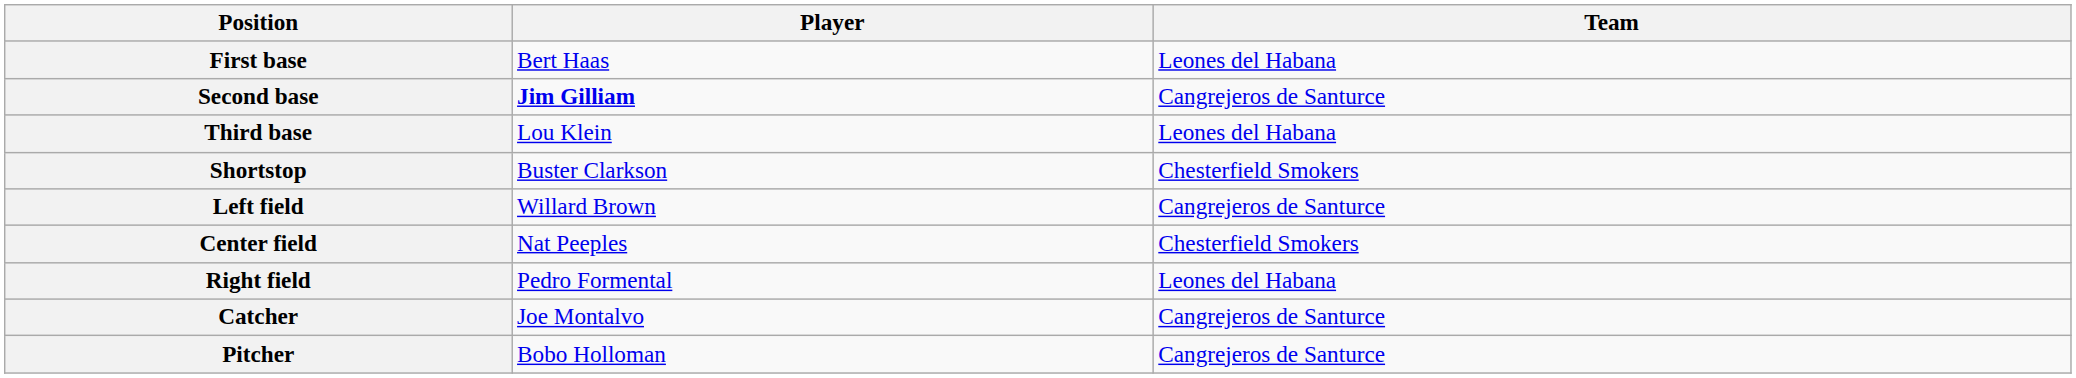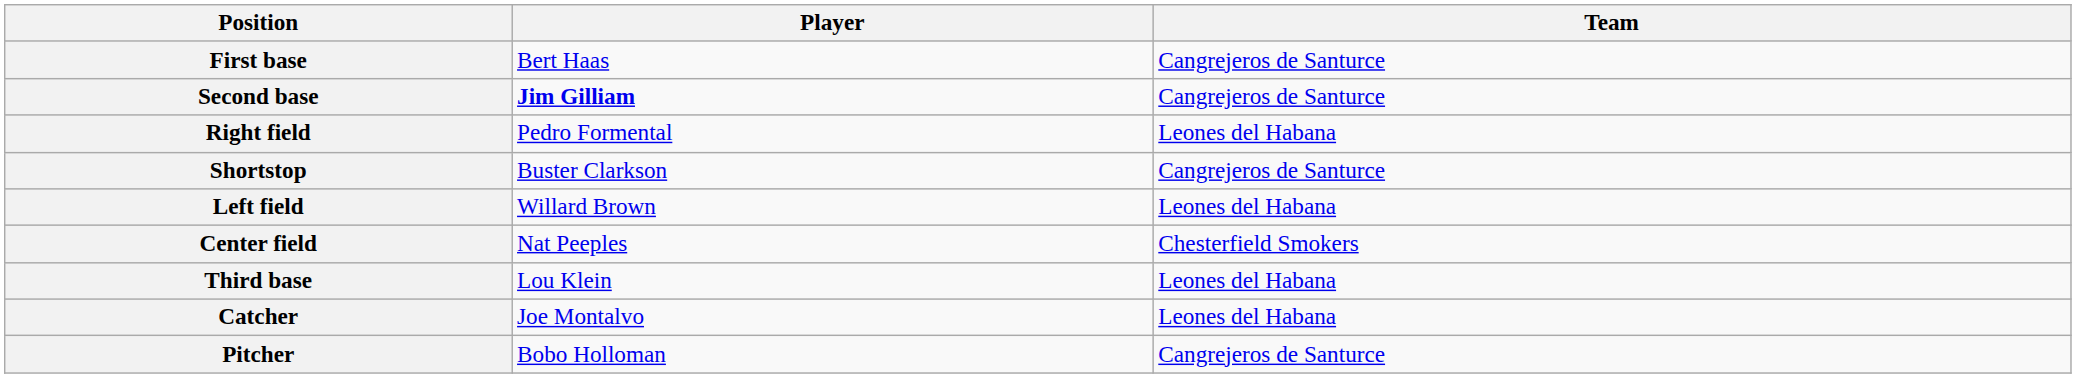(1247, 59) Leones del Habana -> (1272, 59) Cangrejeros de Santurce
rows swapped: (258, 133) <-> (258, 280)
(1258, 170) Chesterfield Smokers -> (1272, 170) Cangrejeros de Santurce
(1272, 206) Cangrejeros de Santurce -> (1247, 206) Leones del Habana
(1272, 317) Cangrejeros de Santurce -> (1247, 317) Leones del Habana
